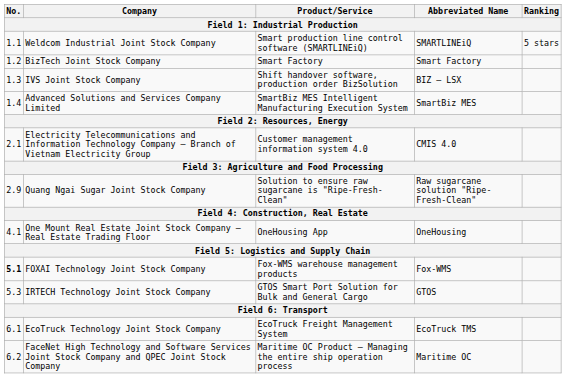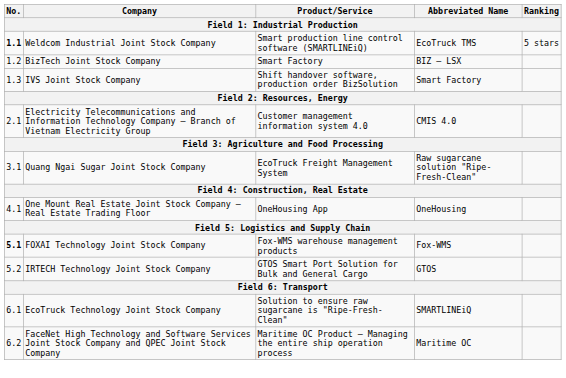(14, 43) normal -> (14, 43) bold
(444, 43) SMARTLINEiQ -> (446, 43) EcoTruck TMS
(449, 61) Smart Factory -> (439, 61) BIZ – LSX
(439, 80) BIZ – LSX -> (449, 80) Smart Factory
- row: (123, 103)
(14, 191) 2.9 -> (14, 168) 3.1
(320, 191) Solution to ensure raw sugarcane is "Ripe-Fresh-Clean" -> (325, 168) EcoTruck Freight Management System
(14, 292) 5.3 -> (14, 269) 5.2
(325, 329) EcoTruck Freight Management System -> (320, 310) Solution to ensure raw sugarcane is "Ripe-Fresh-Clean"
(446, 329) EcoTruck TMS -> (444, 310) SMARTLINEiQ
